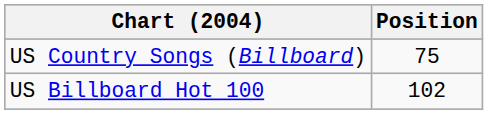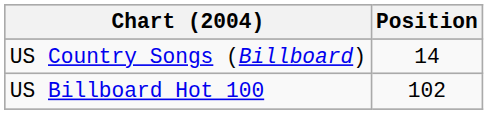(427, 57) 75 -> (427, 57) 14
